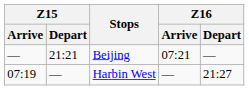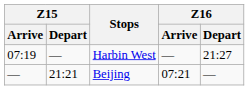rows swapped: (111, 54) <-> (124, 74)
